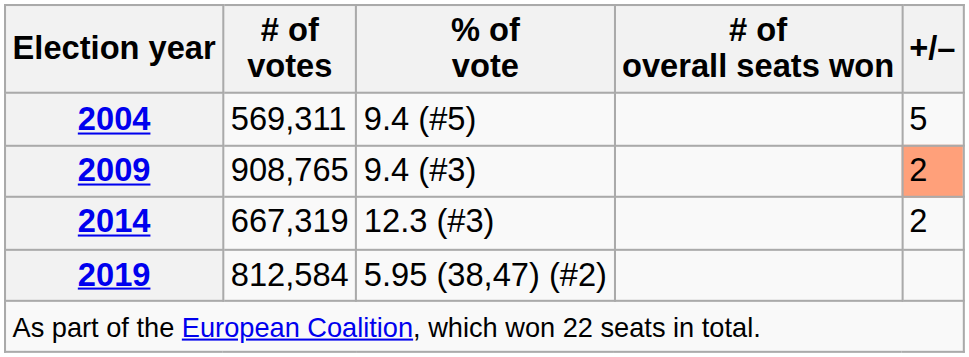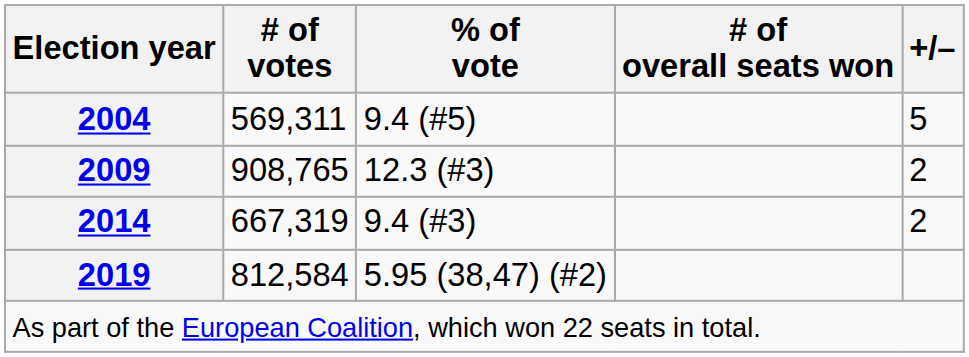(420, 170) 9.4 (#3) -> (429, 170) 12.3 (#3)
(918, 170) lightsalmon background -> (918, 170) no background
(429, 222) 12.3 (#3) -> (420, 222) 9.4 (#3)
